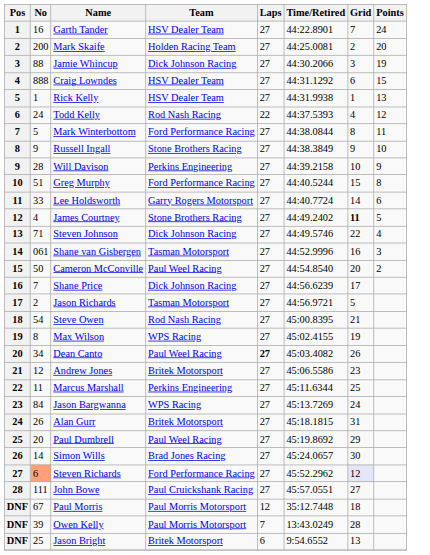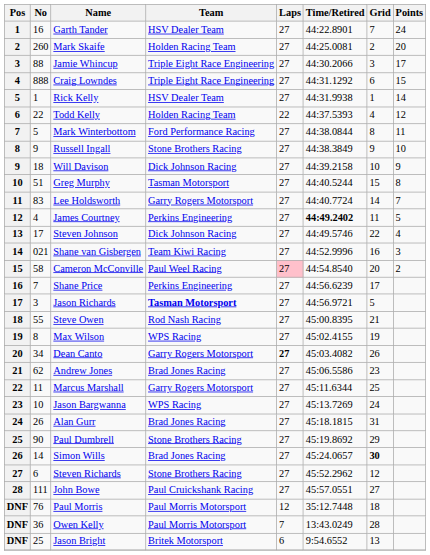(41, 46) 200 -> (41, 46) 260
(192, 63) Dick Johnson Racing -> (211, 63) Triple Eight Race Engineering
(381, 63) 19 -> (401, 63) 17
(186, 80) HSV Dealer Team -> (211, 80) Triple Eight Race Engineering
(381, 97) 13 -> (401, 97) 14
(38, 114) 24 -> (38, 114) 22
(184, 114) Rod Nash Racing -> (192, 114) Holden Racing Team
(38, 166) 28 -> (38, 166) 18
(190, 166) Perkins Engineering -> (192, 166) Dick Johnson Racing
(201, 183) Ford Performance Racing -> (189, 183) Tasman Motorsport
(38, 200) 33 -> (38, 200) 83
(379, 200) 6 -> (398, 200) 7
(195, 217) Stone Brothers Racing -> (190, 217) Perkins Engineering
(310, 217) normal -> (330, 217) bold
(355, 217) bold -> (374, 217) normal
(38, 234) 71 -> (38, 234) 17
(41, 251) 061 -> (41, 251) 021
(189, 251) Tasman Motorsport -> (187, 251) Team Kiwi Racing
(38, 268) 50 -> (38, 268) 58
(265, 268) no background -> (284, 268) pink background
(192, 285) Dick Johnson Racing -> (190, 285) Perkins Engineering
(36, 302) 2 -> (36, 302) 3
(189, 302) normal -> (192, 302) bold
(38, 319) 54 -> (38, 319) 55
(185, 353) Paul Weel Racing -> (201, 353) Garry Rogers Motorsport
(38, 370) 12 -> (38, 370) 62
(186, 370) Britek Motorsport -> (187, 370) Brad Jones Racing
(190, 387) Perkins Engineering -> (201, 387) Garry Rogers Motorsport
(38, 404) 84 -> (38, 404) 10
(186, 421) Britek Motorsport -> (187, 421) Brad Jones Racing
(38, 438) 20 -> (38, 438) 90
(185, 438) Paul Weel Racing -> (195, 438) Stone Brothers Racing
(355, 455) normal -> (375, 455) bold
(36, 473) lightsalmon background -> (36, 473) no background
(201, 473) Ford Performance Racing -> (195, 473) Stone Brothers Racing
(355, 473) lavender background -> (375, 473) no background
(38, 507) 67 -> (38, 507) 76
(38, 524) 39 -> (38, 524) 36
